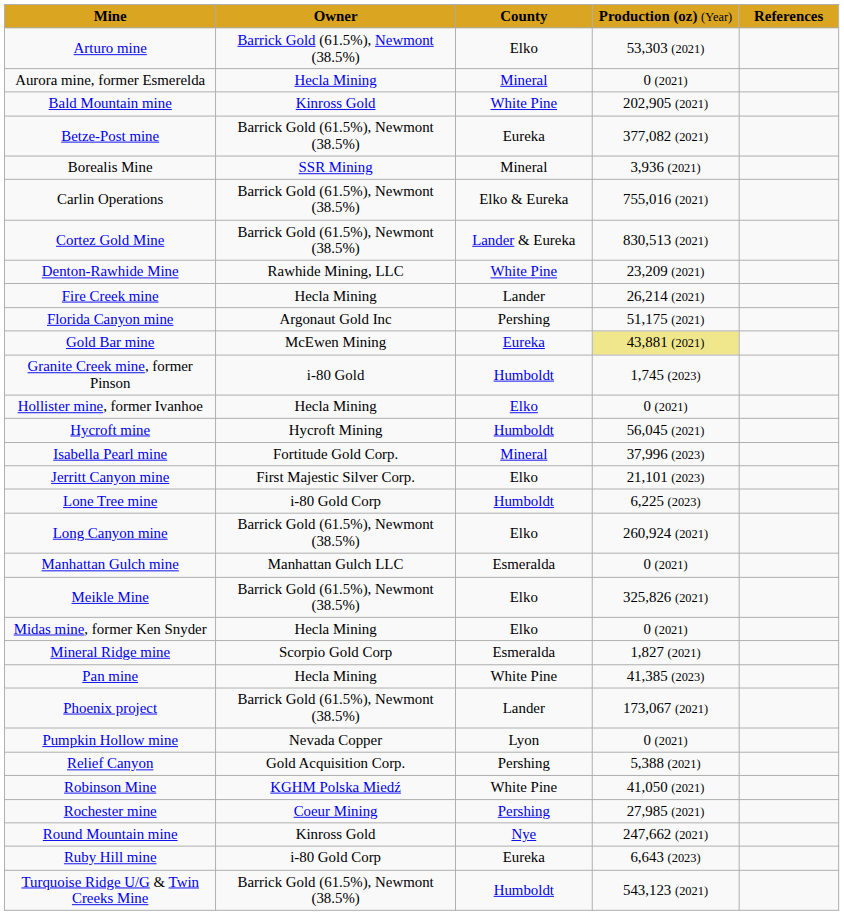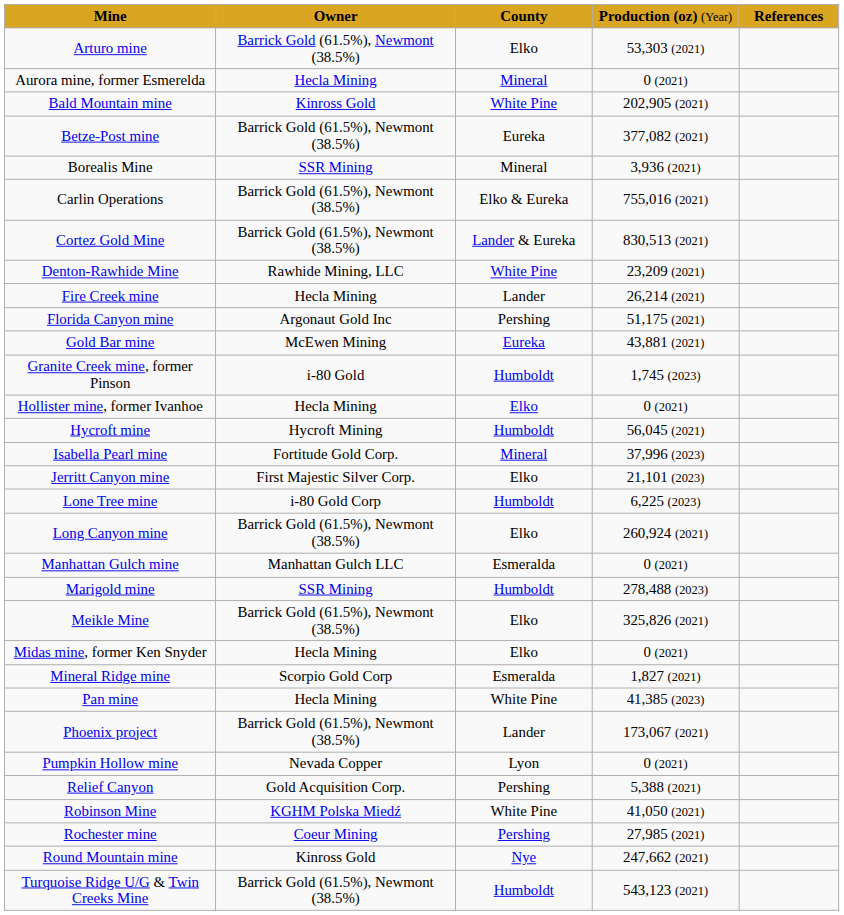(666, 342) khaki background -> (666, 342) no background
+ row: (110, 588)
- row: (110, 858)
